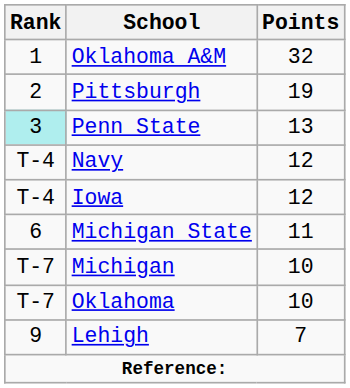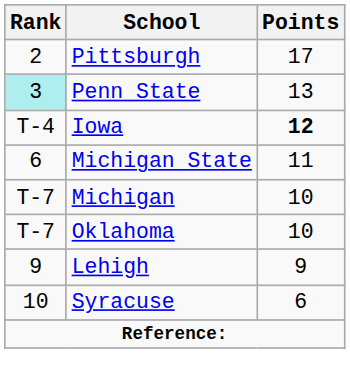- row: (149, 57)
(301, 92) 19 -> (301, 57) 17
- row: (97, 162)
(301, 197) normal -> (301, 127) bold
(301, 337) 7 -> (301, 267) 9
+ row: (123, 302)
